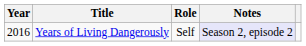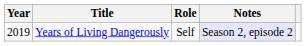(19, 31) 2016 -> (19, 31) 2019
